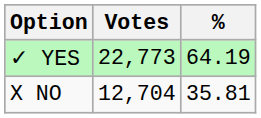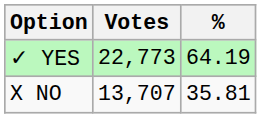(137, 94) 12,704 -> (137, 94) 13,707
